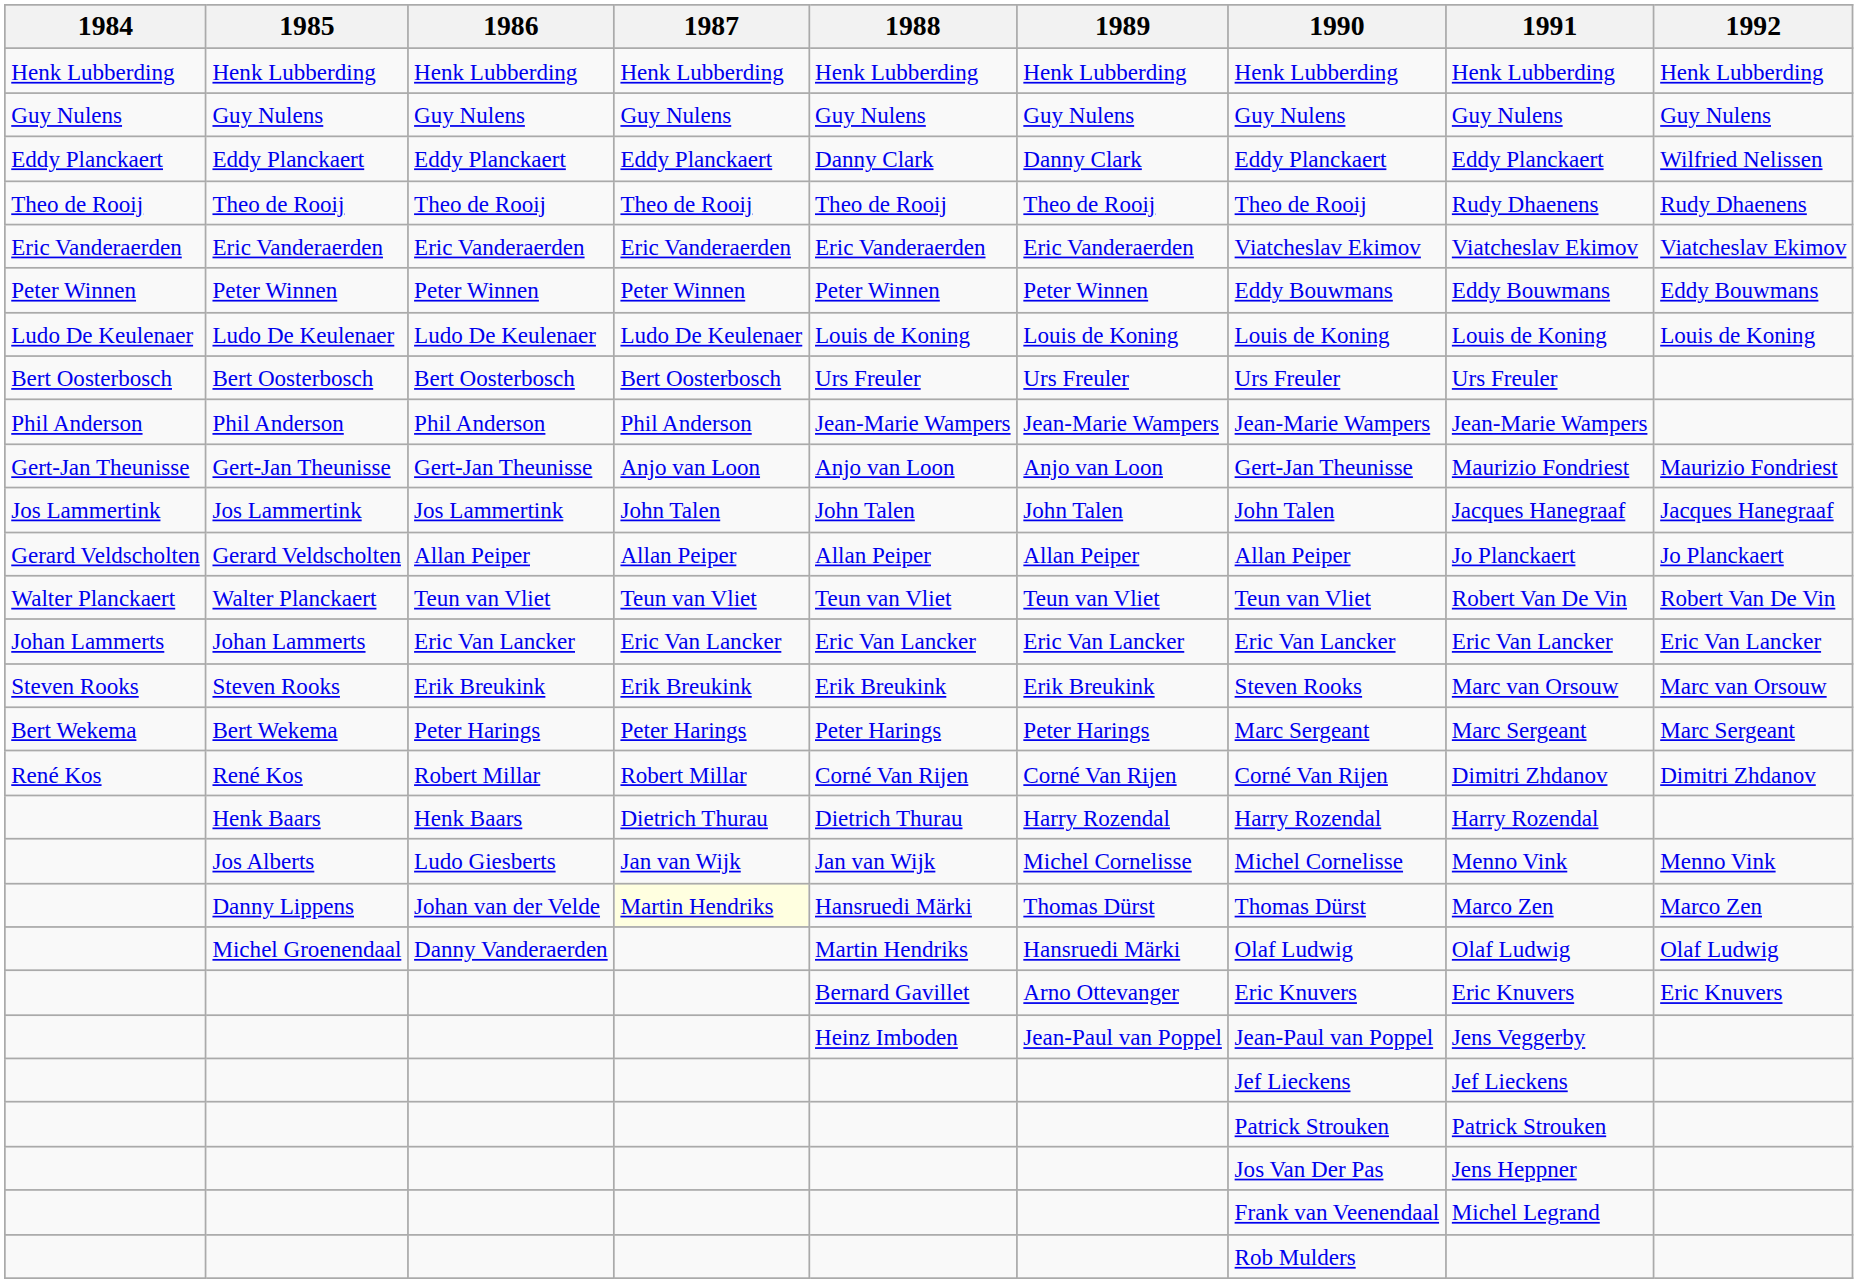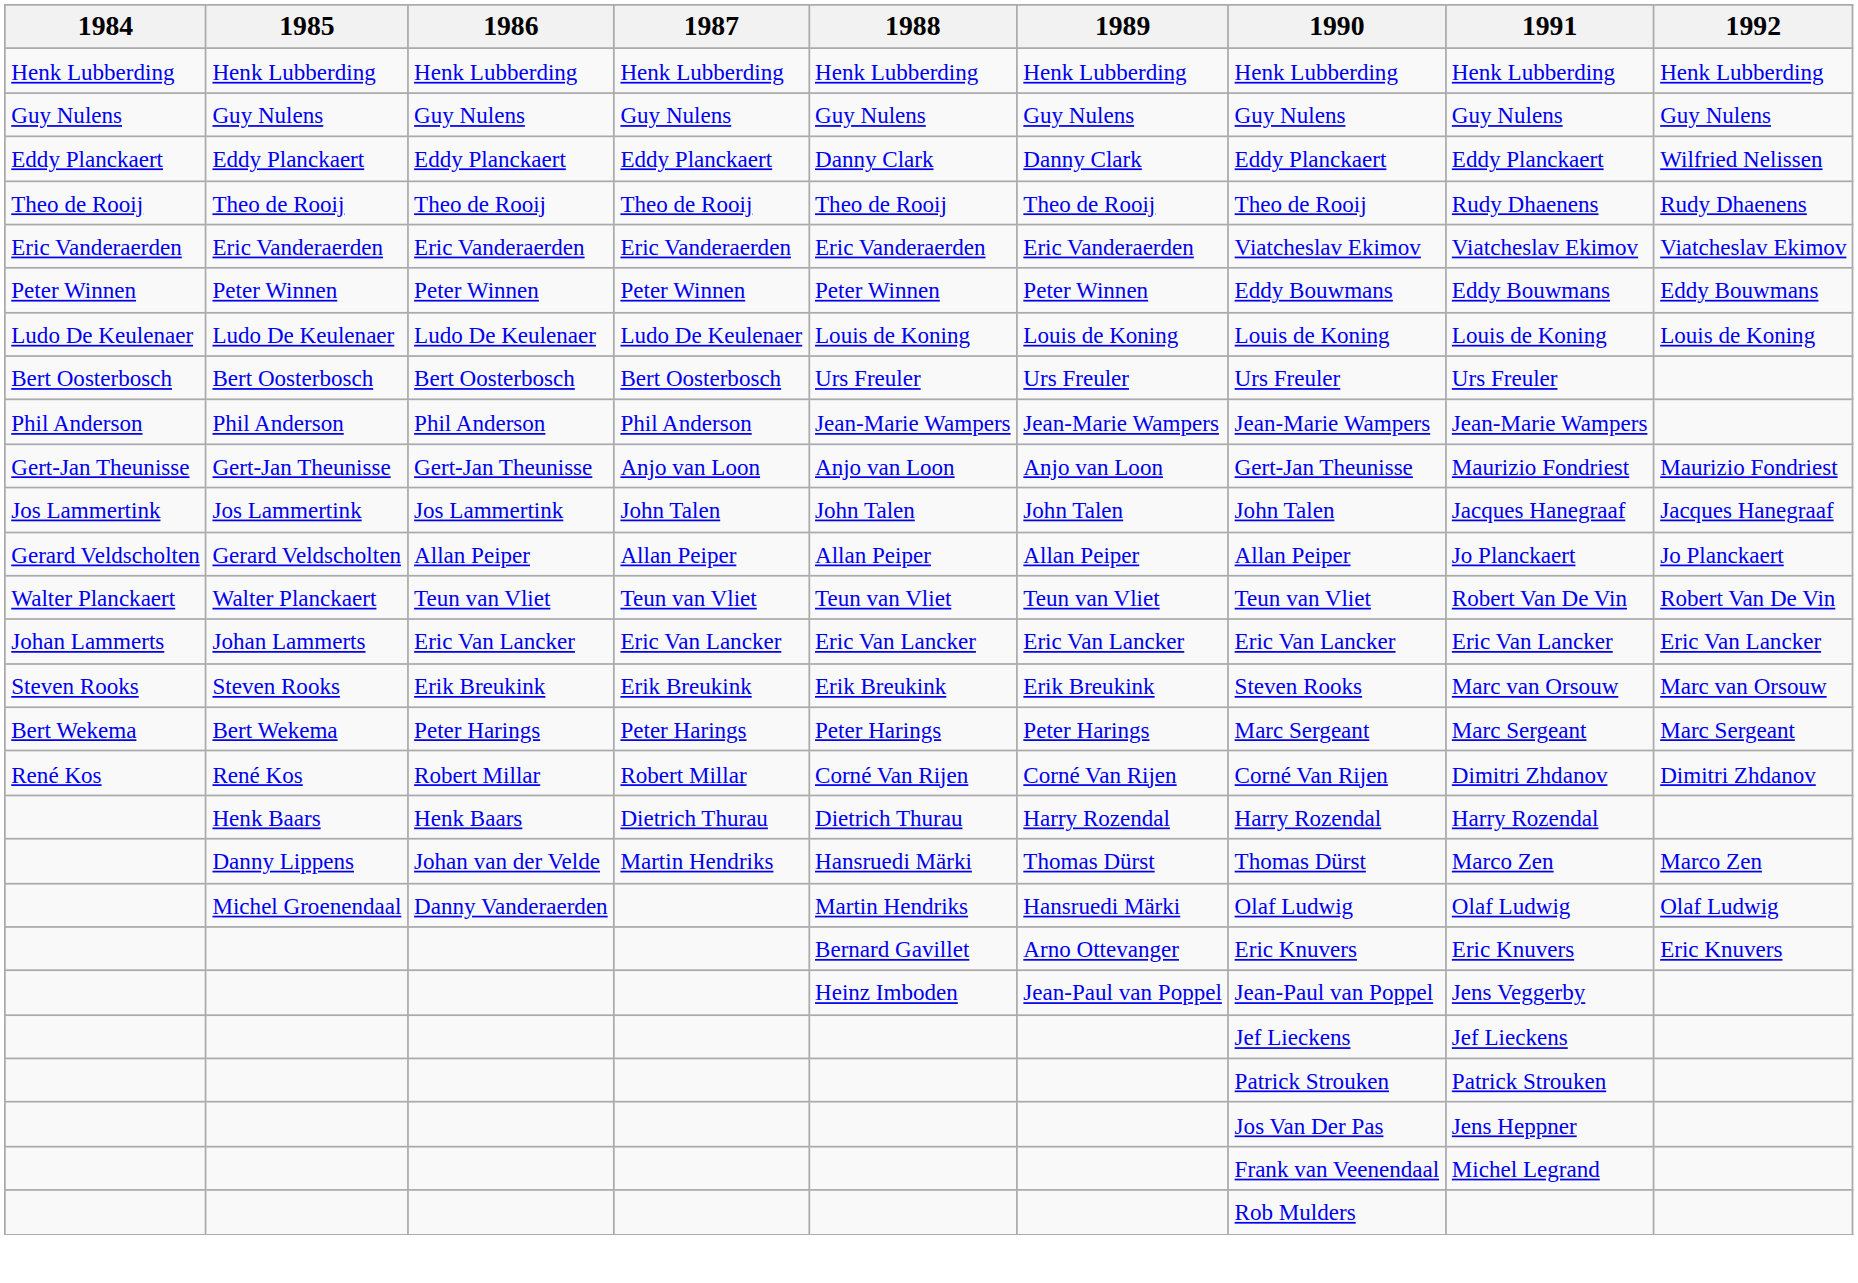- row: (263, 862)
(697, 906) lightyellow background -> (697, 862) no background
